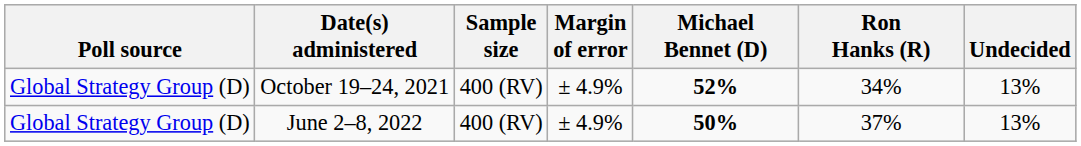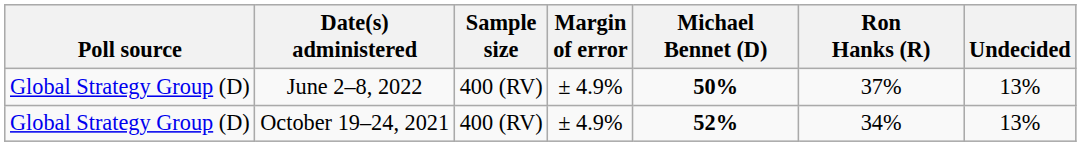rows swapped: (355, 123) <-> (355, 86)
